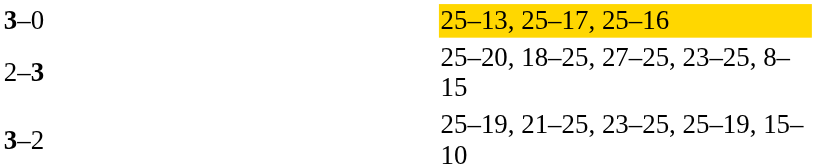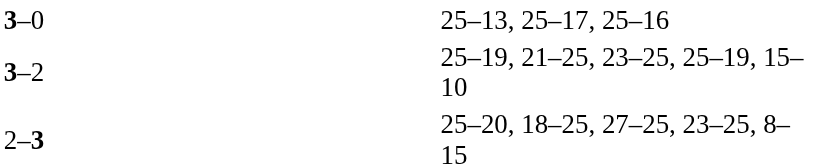(555, 20) gold background -> (555, 20) no background
rows swapped: (24, 72) <-> (24, 139)
